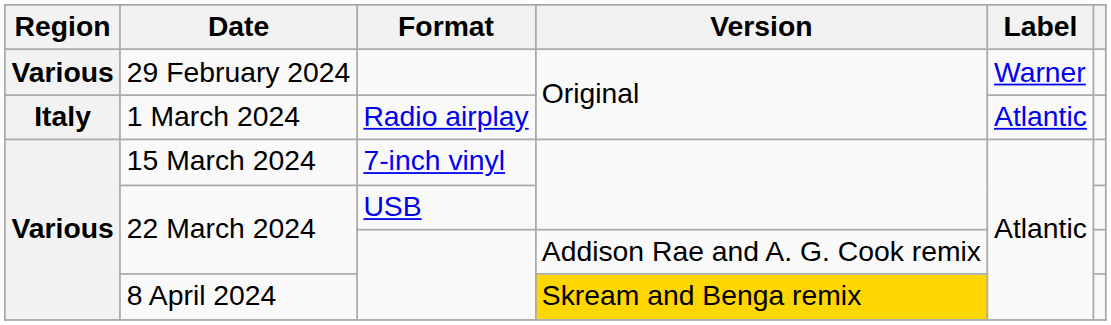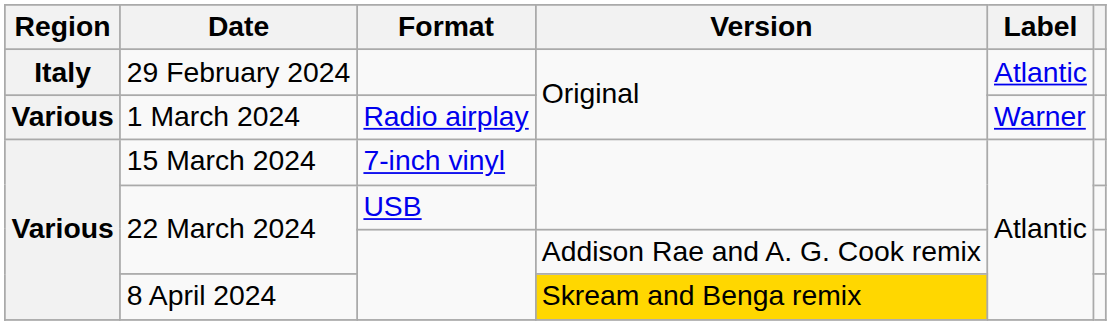(63, 71) Various -> (63, 71) Italy
(1040, 71) Warner -> (1040, 71) Atlantic
(63, 116) Italy -> (63, 116) Various
(1040, 116) Atlantic -> (1040, 116) Warner
